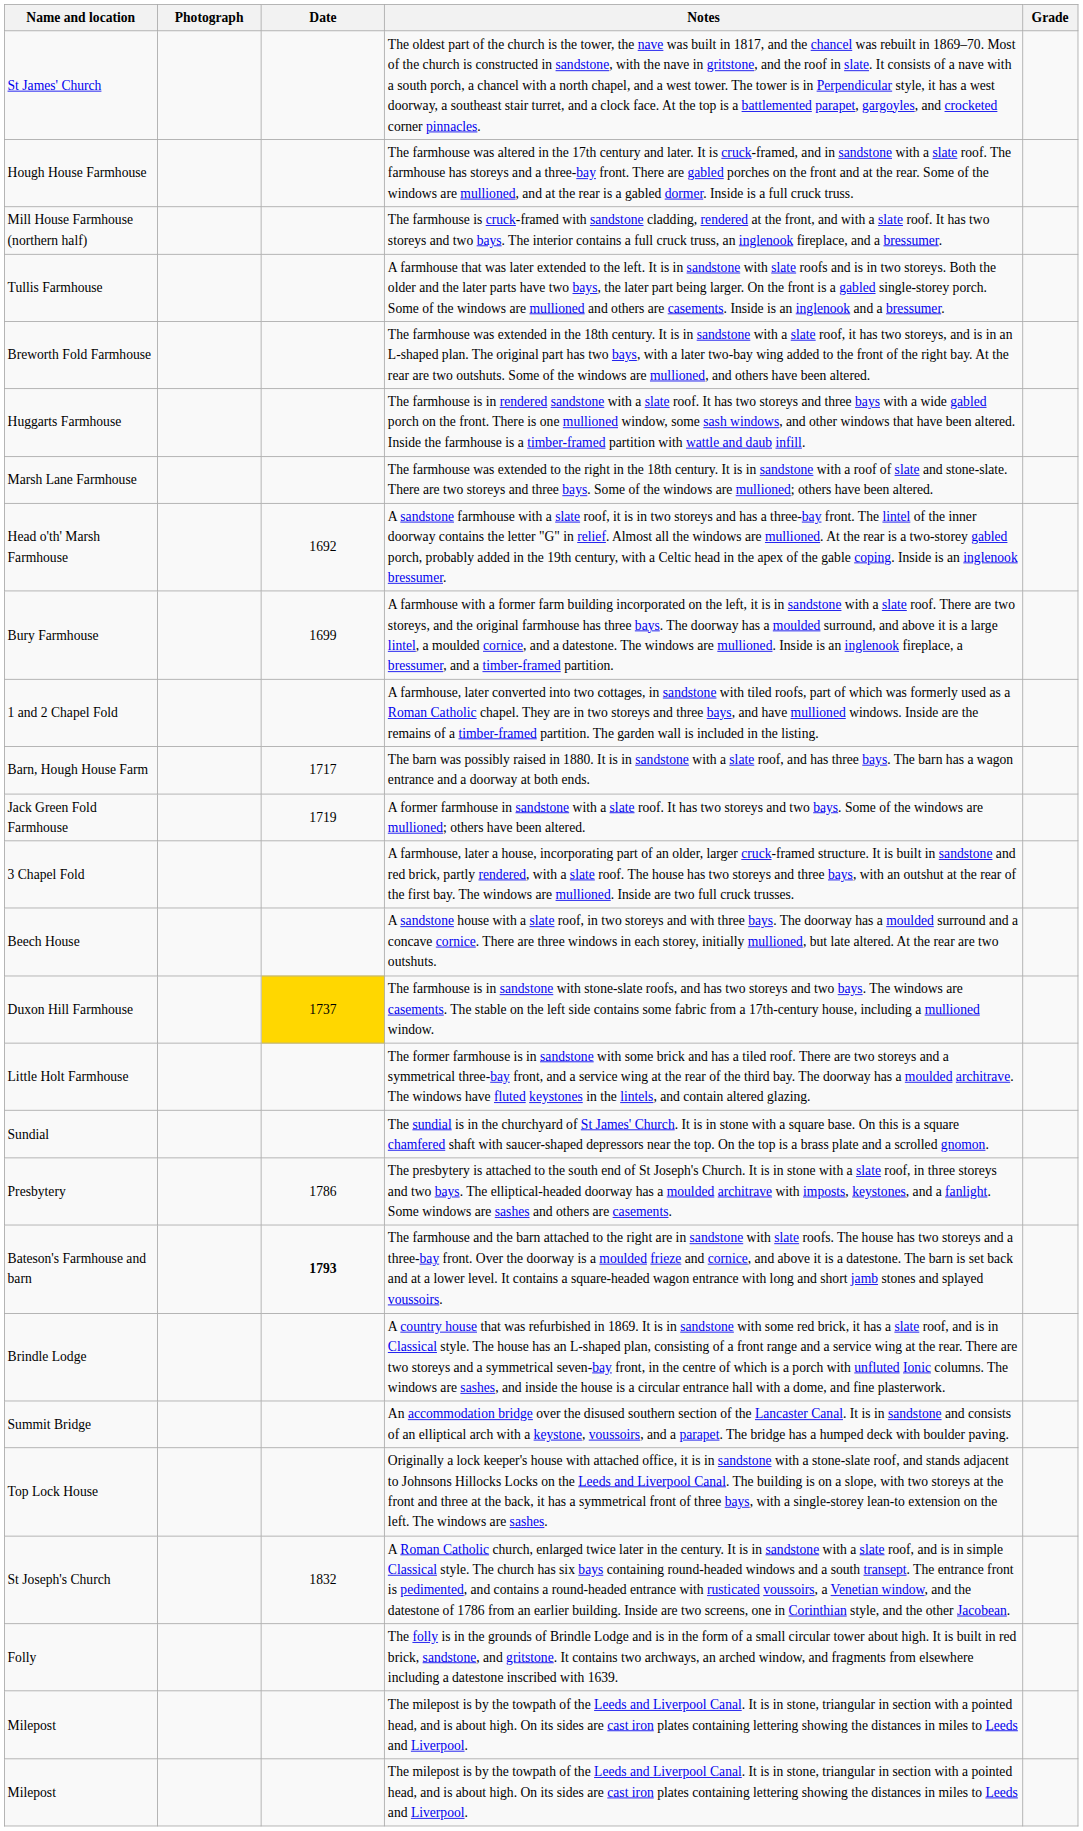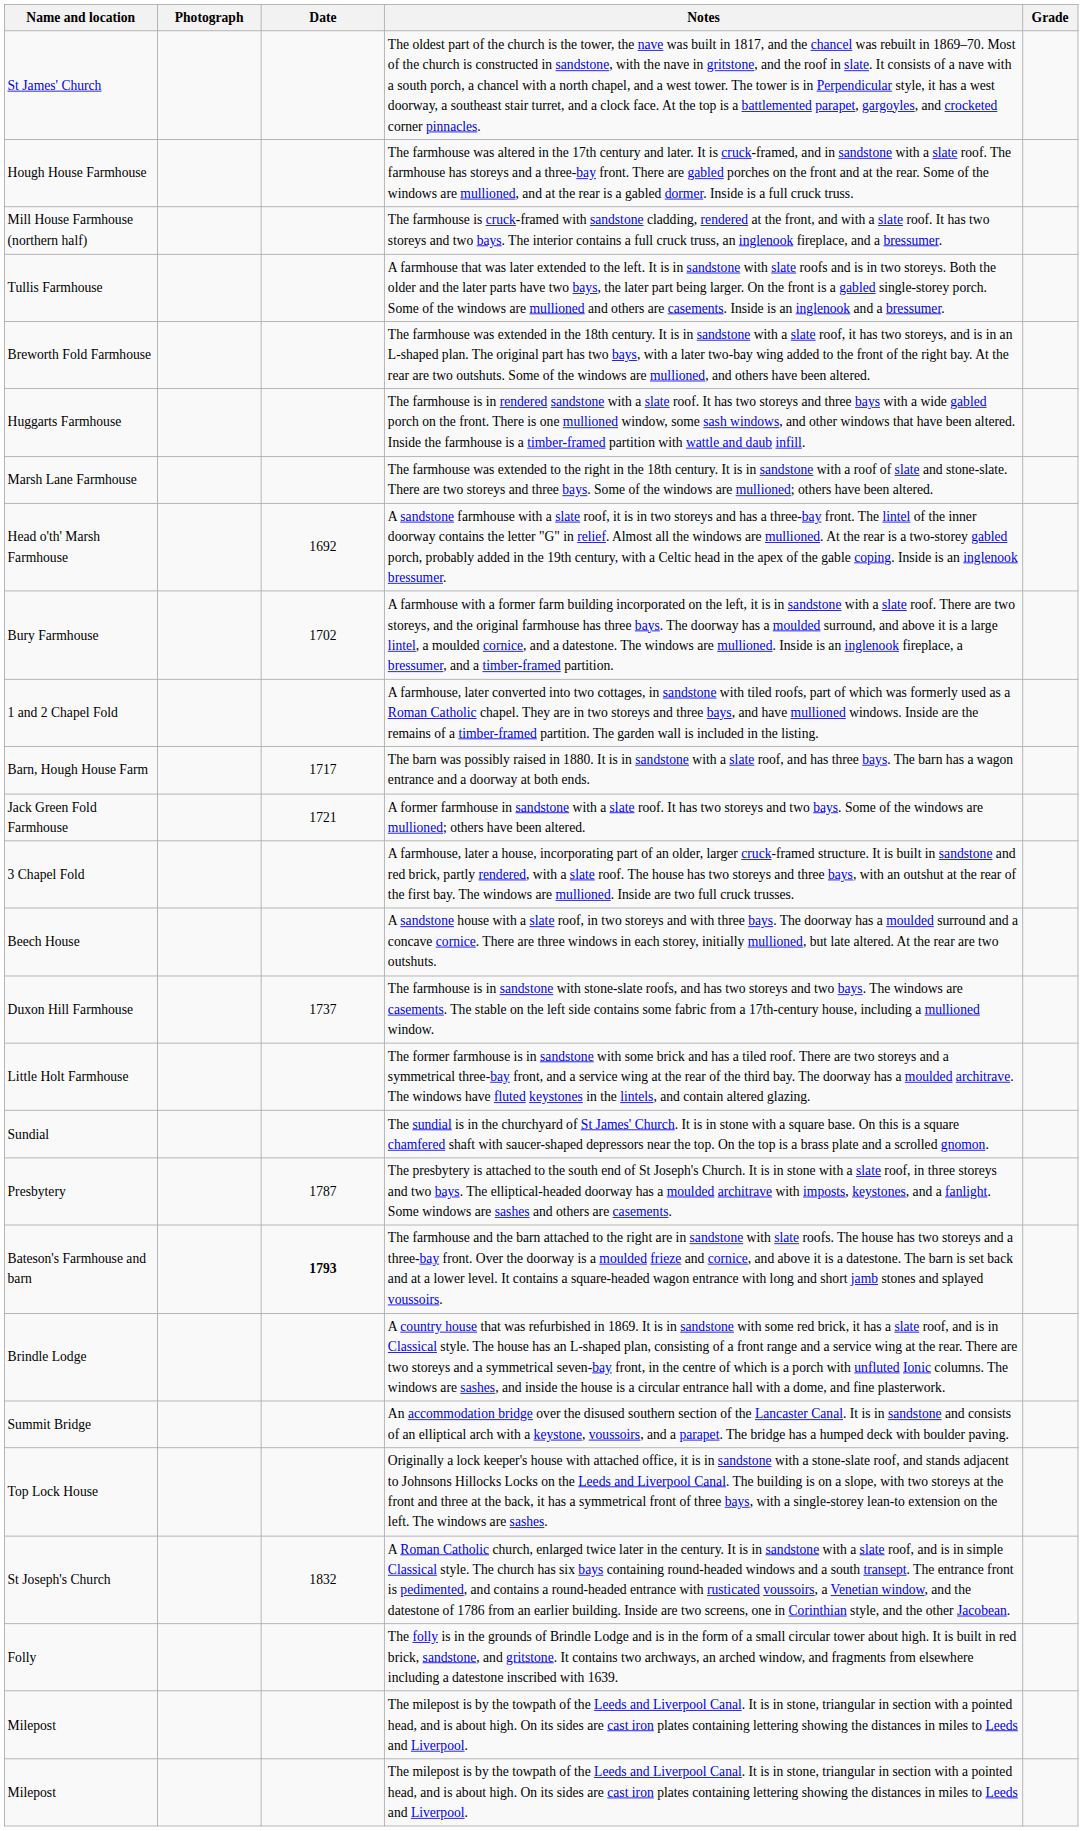(323, 635) 1699 -> (323, 635) 1702
(323, 817) 1719 -> (323, 817) 1721
(323, 1009) gold background -> (323, 1009) no background
(323, 1191) 1786 -> (323, 1191) 1787
